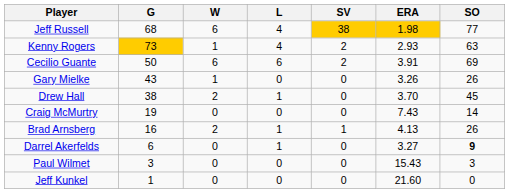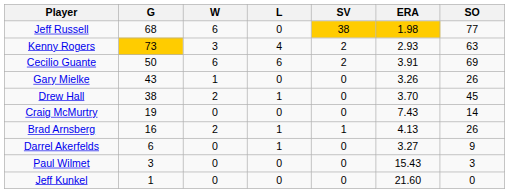(279, 29) 4 -> (279, 29) 0
(215, 46) 1 -> (215, 46) 3
(472, 146) bold -> (472, 146) normal
